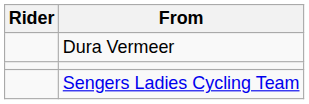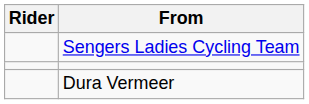rows swapped: (119, 47) <-> (181, 83)
